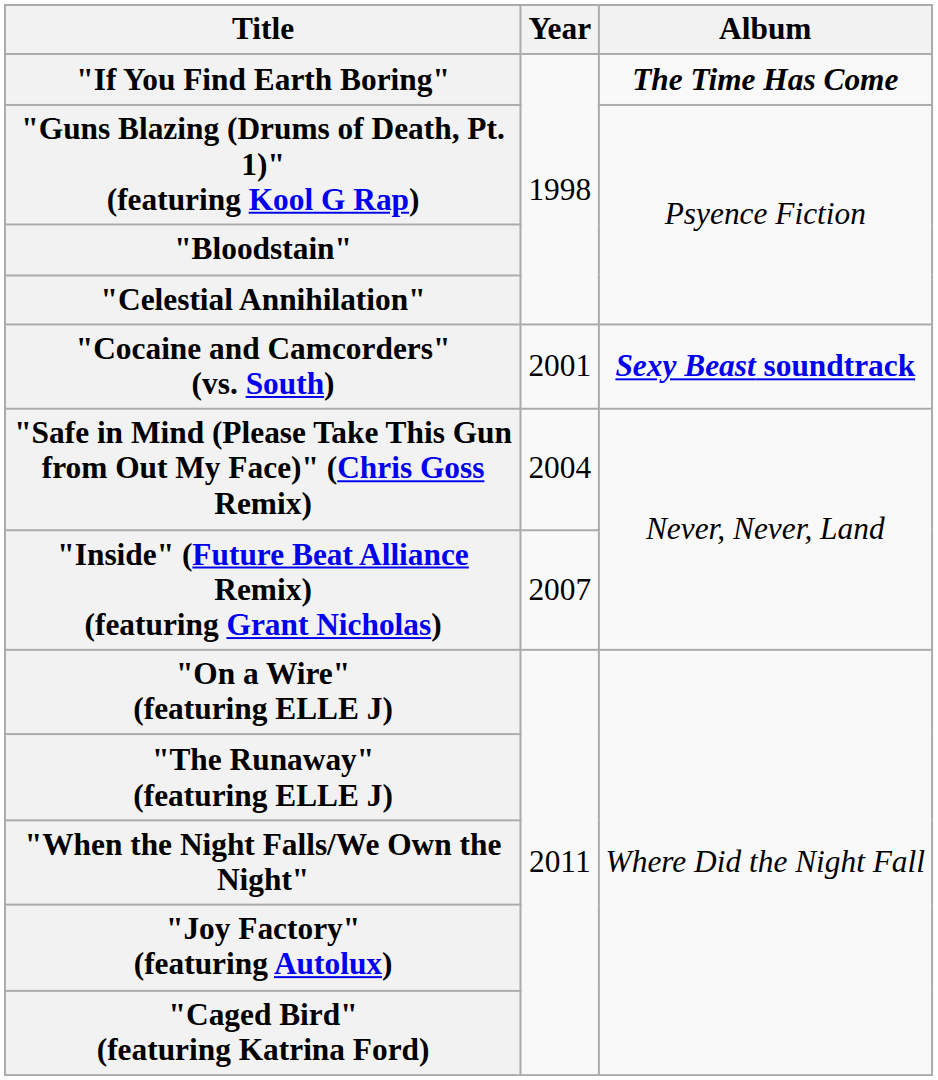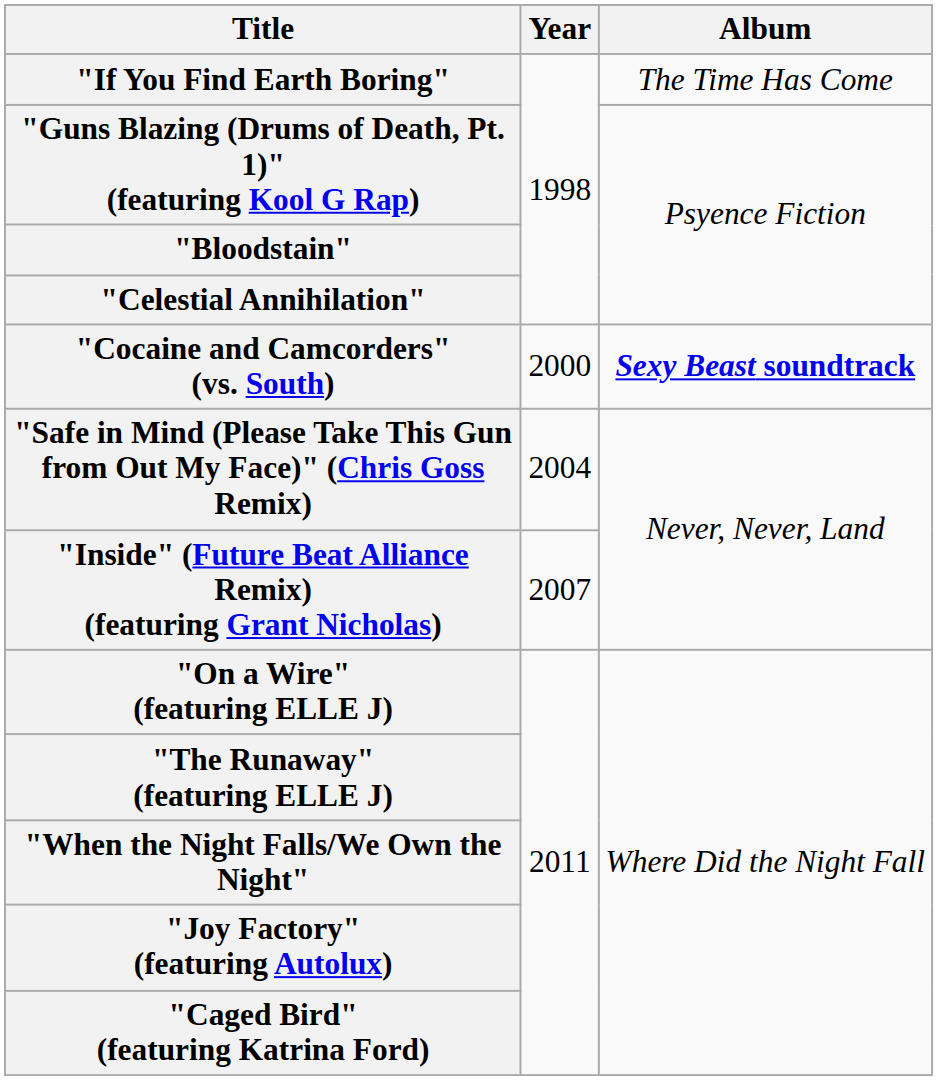(765, 79) bold -> (765, 79) normal
(560, 366) 2001 -> (560, 366) 2000
